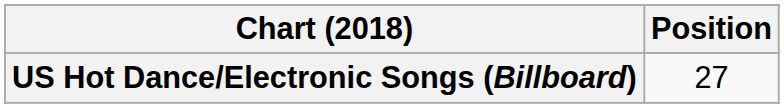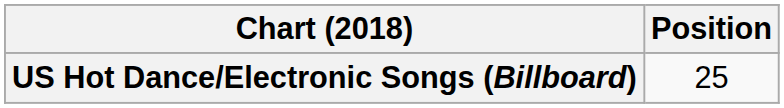(712, 77) 27 -> (712, 77) 25
